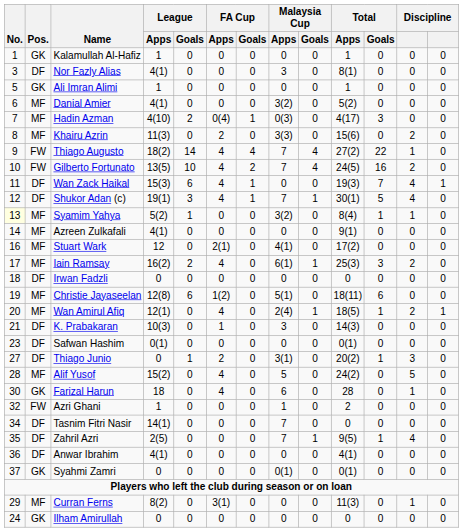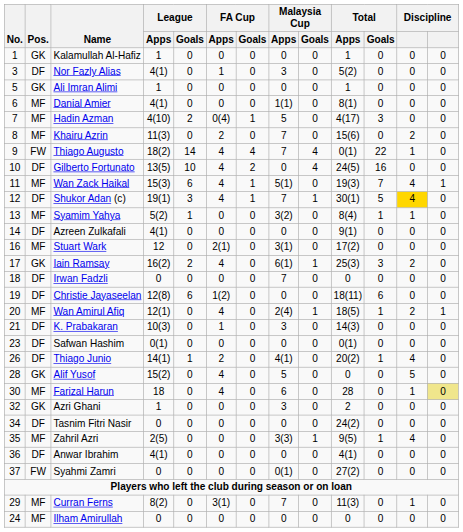(221, 71) 0 -> (221, 71) 1
(348, 71) 8(1) -> (348, 71) 5(2)
(284, 103) 3(2) -> (284, 103) 1(1)
(348, 103) 5(2) -> (348, 103) 8(1)
(284, 119) 0(3) -> (284, 119) 5
(284, 135) 3(3) -> (284, 135) 7
(348, 151) 27(2) -> (348, 151) 0(1)
(38, 167) FW -> (38, 167) DF
(284, 167) 7 -> (284, 167) 0
(412, 167) 2 -> (412, 167) 0
(38, 183) DF -> (38, 183) MF
(284, 183) 0 -> (284, 183) 5(1)
(412, 199) no background -> (412, 199) gold background
(15, 215) lightyellow background -> (15, 215) no background
(38, 231) MF -> (38, 231) DF
(284, 247) 4(1) -> (284, 247) 3(1)
(38, 263) MF -> (38, 263) GK
(284, 279) 0 -> (284, 279) 7
(38, 295) MF -> (38, 295) DF
(284, 295) 5(1) -> (284, 295) 0
(15, 359) 27 -> (15, 359) 26
(159, 359) 0 -> (159, 359) 14(1)
(284, 359) 3(1) -> (284, 359) 4(1)
(412, 359) 3 -> (412, 359) 4
(38, 375) MF -> (38, 375) GK
(348, 375) 24(2) -> (348, 375) 0
(38, 391) GK -> (38, 391) MF
(443, 391) no background -> (443, 391) khaki background
(38, 407) FW -> (38, 407) GK
(284, 407) 1 -> (284, 407) 3
(159, 423) 14(1) -> (159, 423) 0
(284, 423) 7 -> (284, 423) 0
(348, 423) 0 -> (348, 423) 24(2)
(38, 439) DF -> (38, 439) MF
(284, 439) 7 -> (284, 439) 3(3)
(38, 471) GK -> (38, 471) FW
(348, 471) 0(1) -> (348, 471) 27(2)
(284, 503) 0 -> (284, 503) 7
(38, 519) GK -> (38, 519) MF
